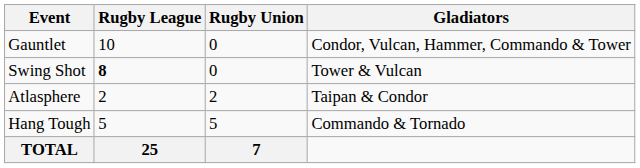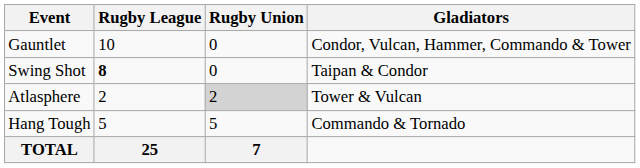(367, 70) Tower & Vulcan -> (370, 70) Taipan & Condor
(213, 96) no background -> (213, 96) lightgrey background
(370, 96) Taipan & Condor -> (367, 96) Tower & Vulcan
